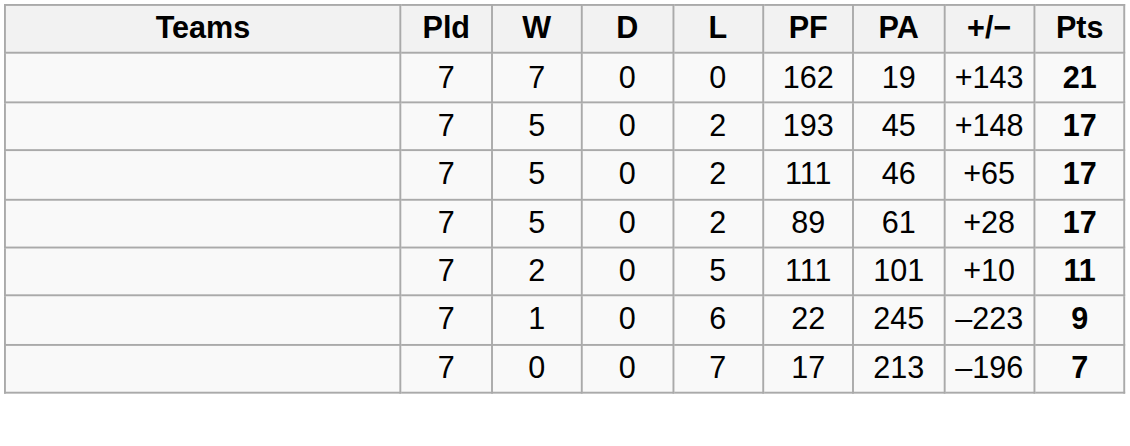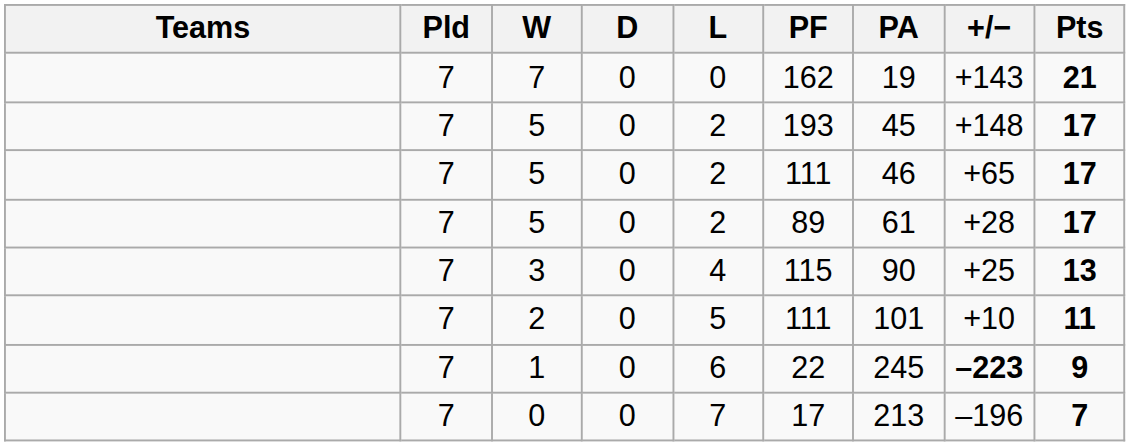+ row: (203, 272)
(989, 319) normal -> (989, 367) bold
